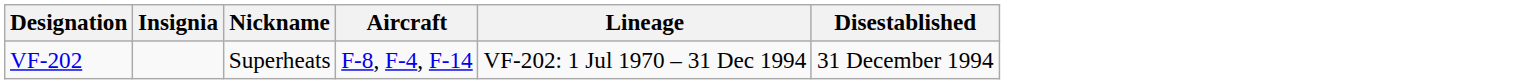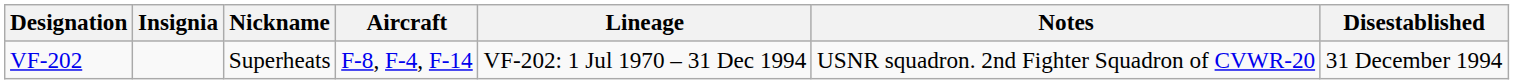+ column: (1066, 22)
